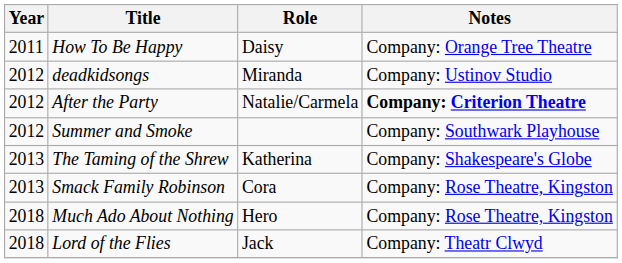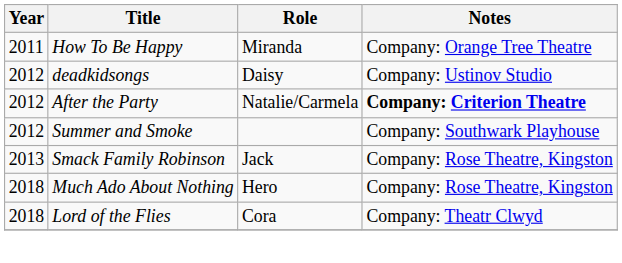(263, 46) Daisy -> (272, 46) Miranda
(272, 74) Miranda -> (263, 74) Daisy
- row: (141, 159)
(259, 187) Cora -> (258, 159) Jack
(258, 243) Jack -> (259, 215) Cora
